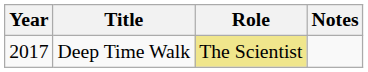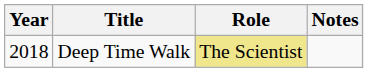(29, 51) 2017 -> (29, 51) 2018
